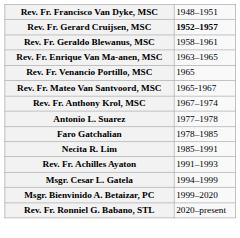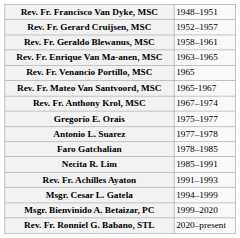(197, 26) bold -> (197, 26) normal
+ row: (89, 118)
